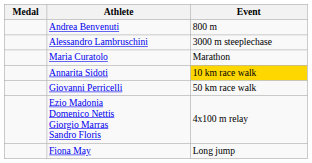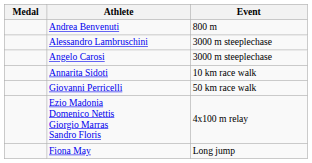+ row: (77, 57)
- row: (78, 57)
(225, 73) gold background -> (225, 73) no background
